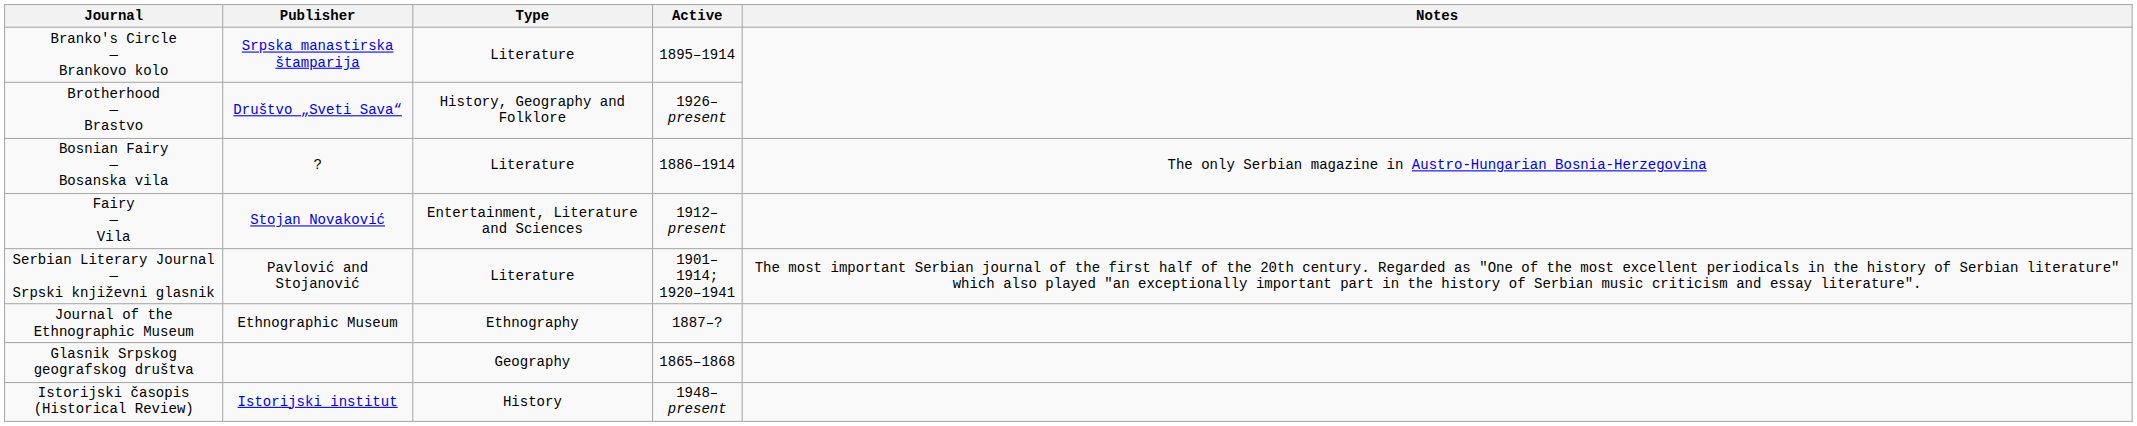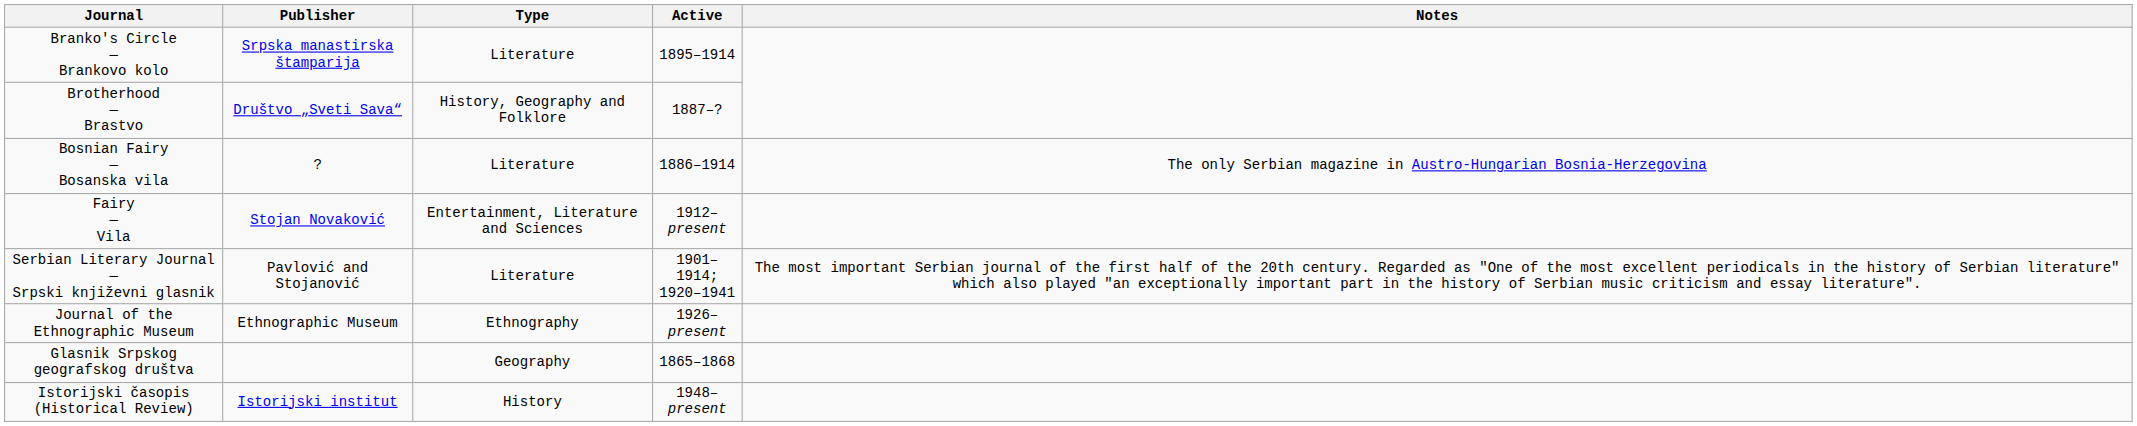(697, 110) 1926–present -> (697, 110) 1887–?
(697, 323) 1887–? -> (697, 323) 1926–present
